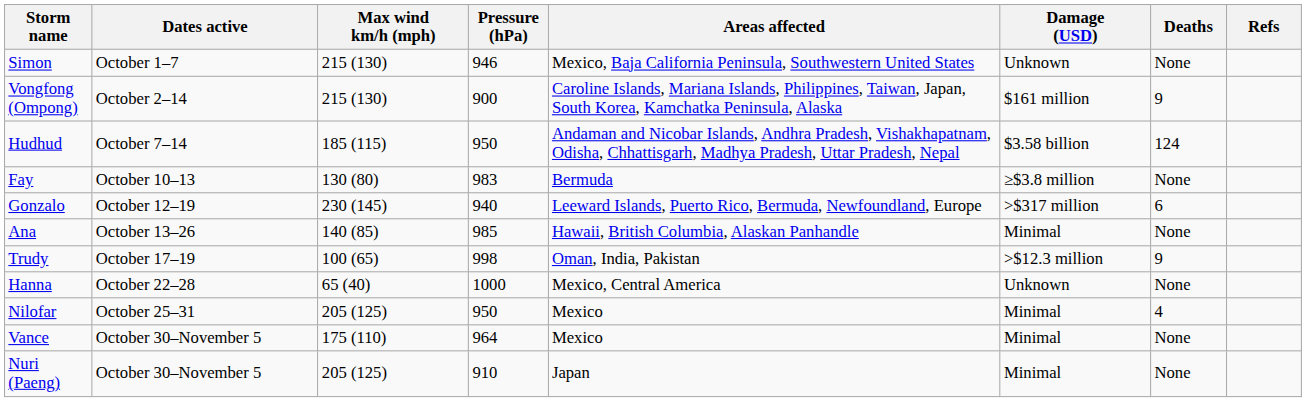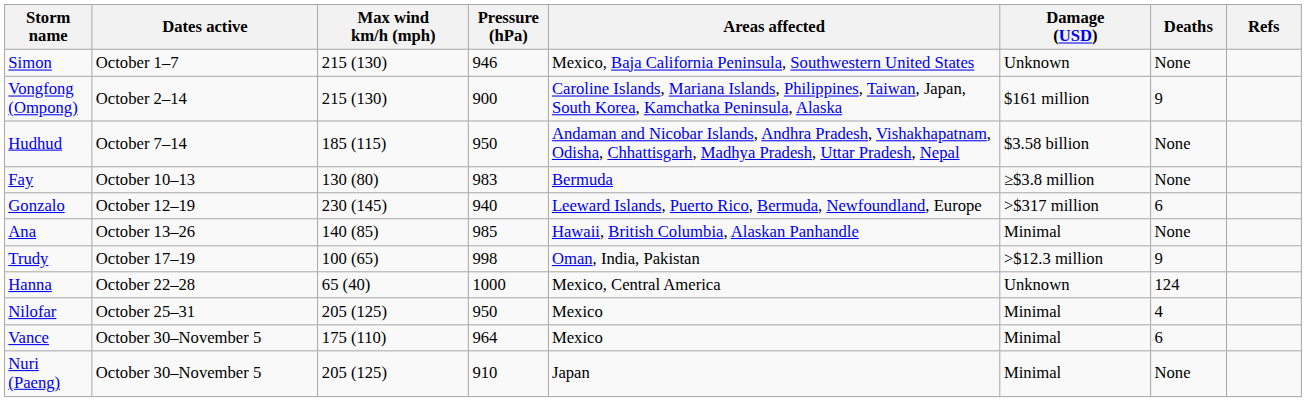(1167, 143) 124 -> (1173, 143) None
(1173, 284) None -> (1167, 284) 124
(1173, 337) None -> (1159, 337) 6
